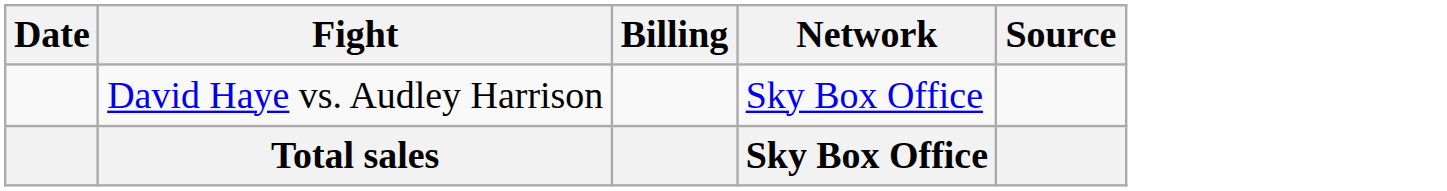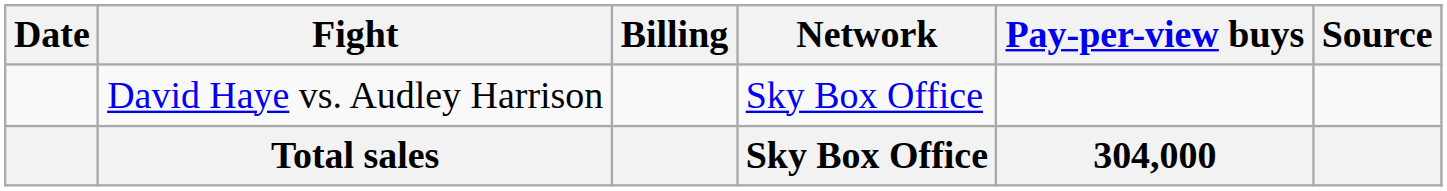+ column: (1155, 34)
